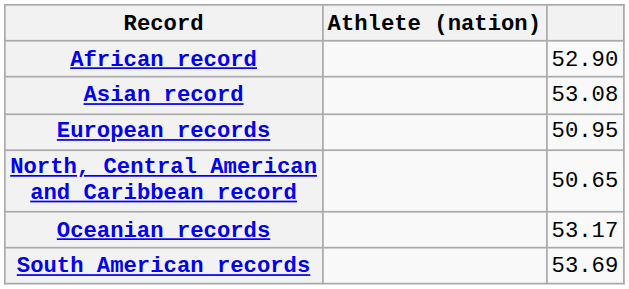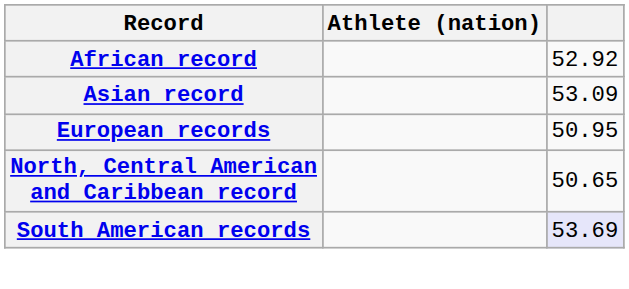(585, 59) 52.90 -> (585, 59) 52.92
(585, 95) 53.08 -> (585, 95) 53.09
- row: (164, 230)
(585, 266) no background -> (585, 230) lavender background
